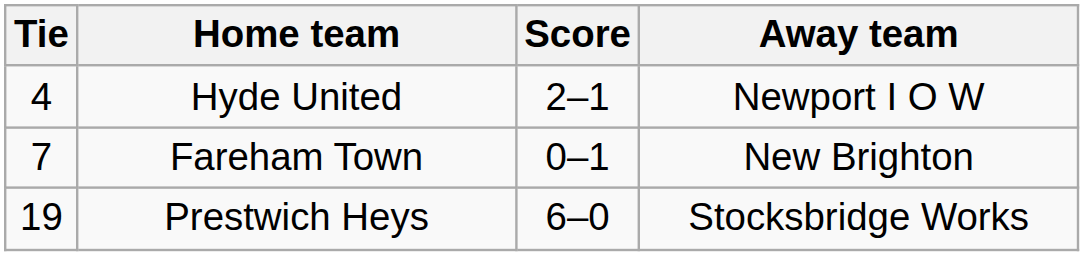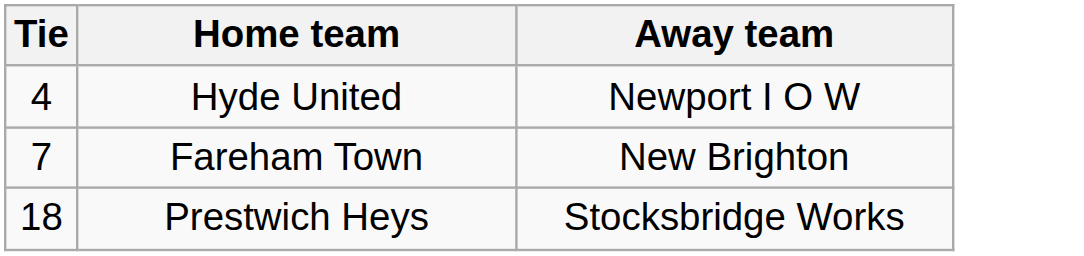- column: (578, 34)
(41, 217) 19 -> (41, 217) 18
